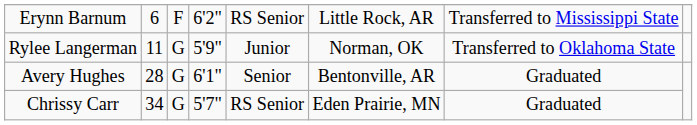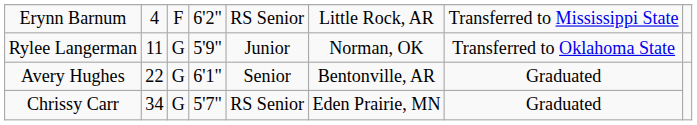(154, 18) 6 -> (154, 18) 4
(154, 76) 28 -> (154, 76) 22
